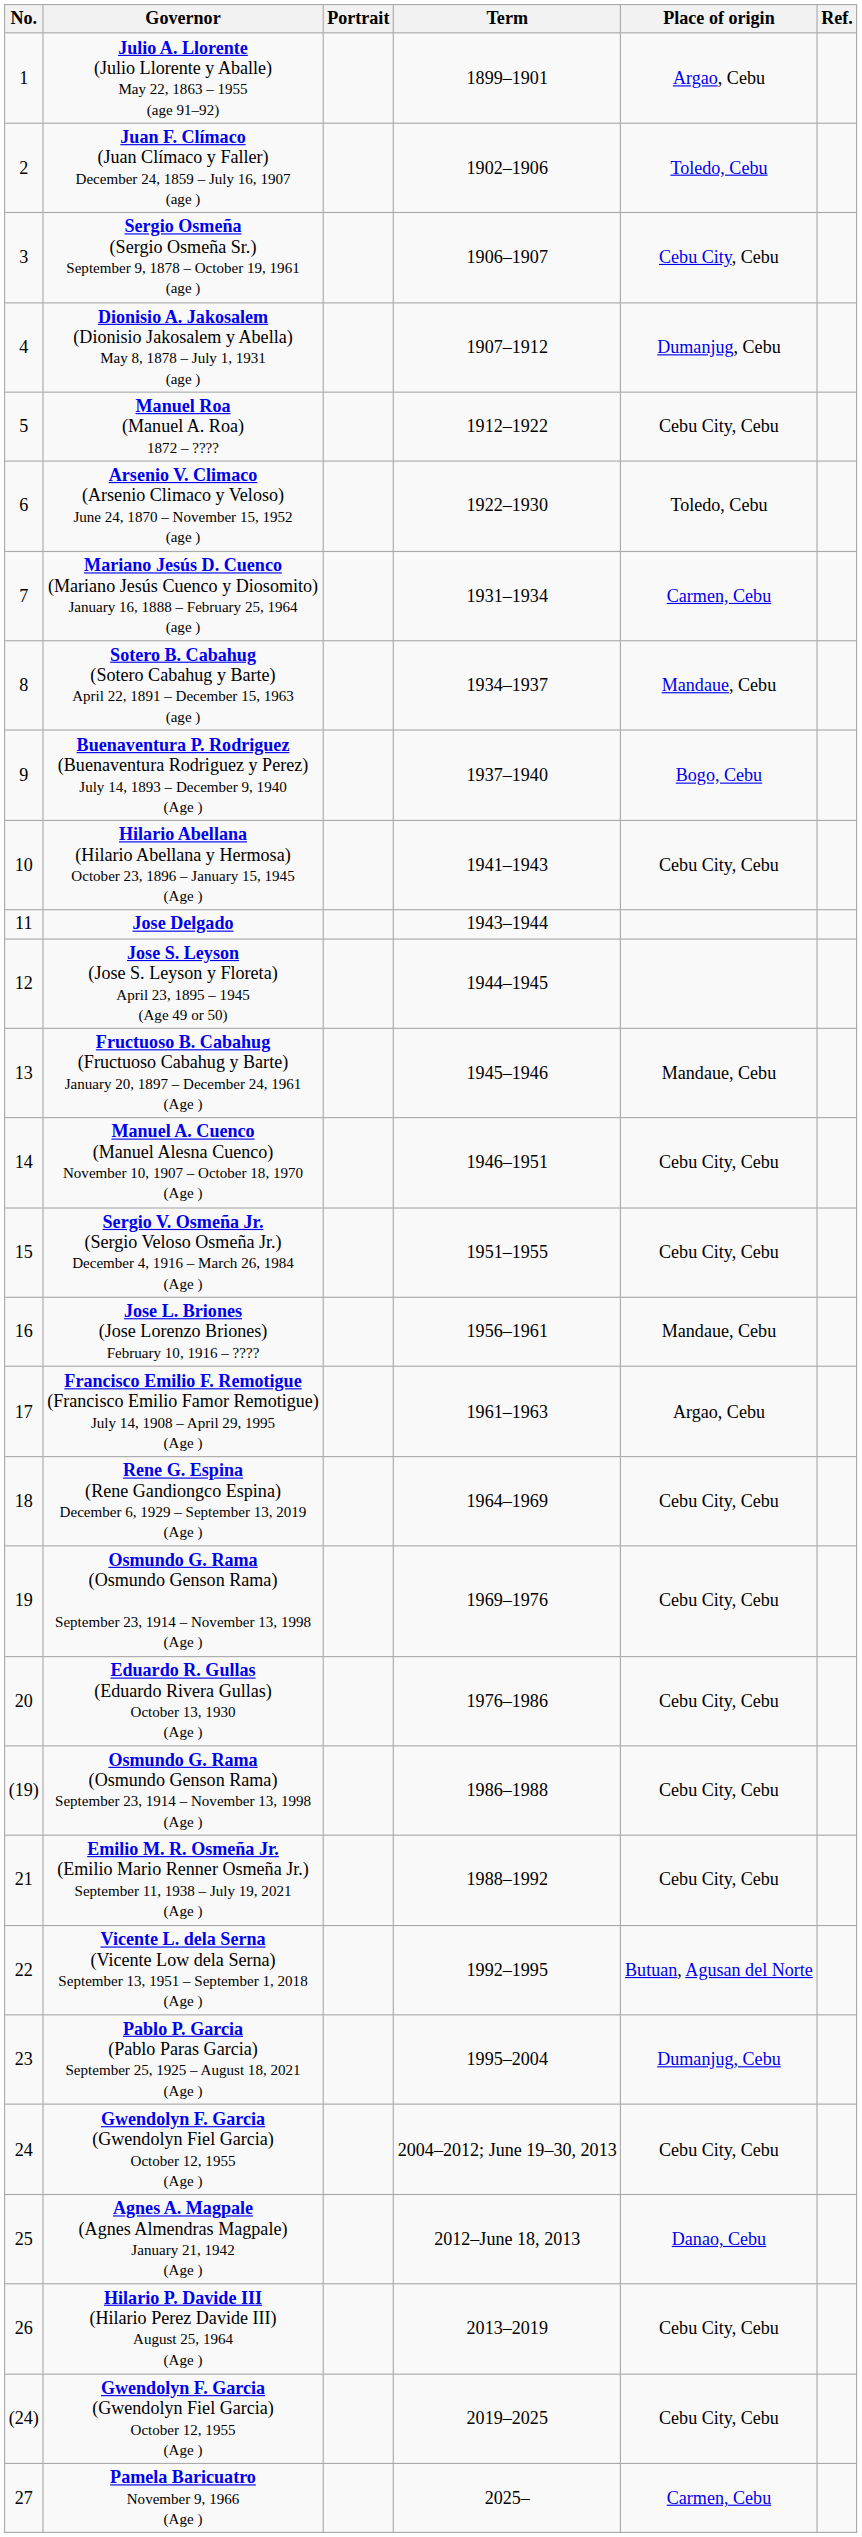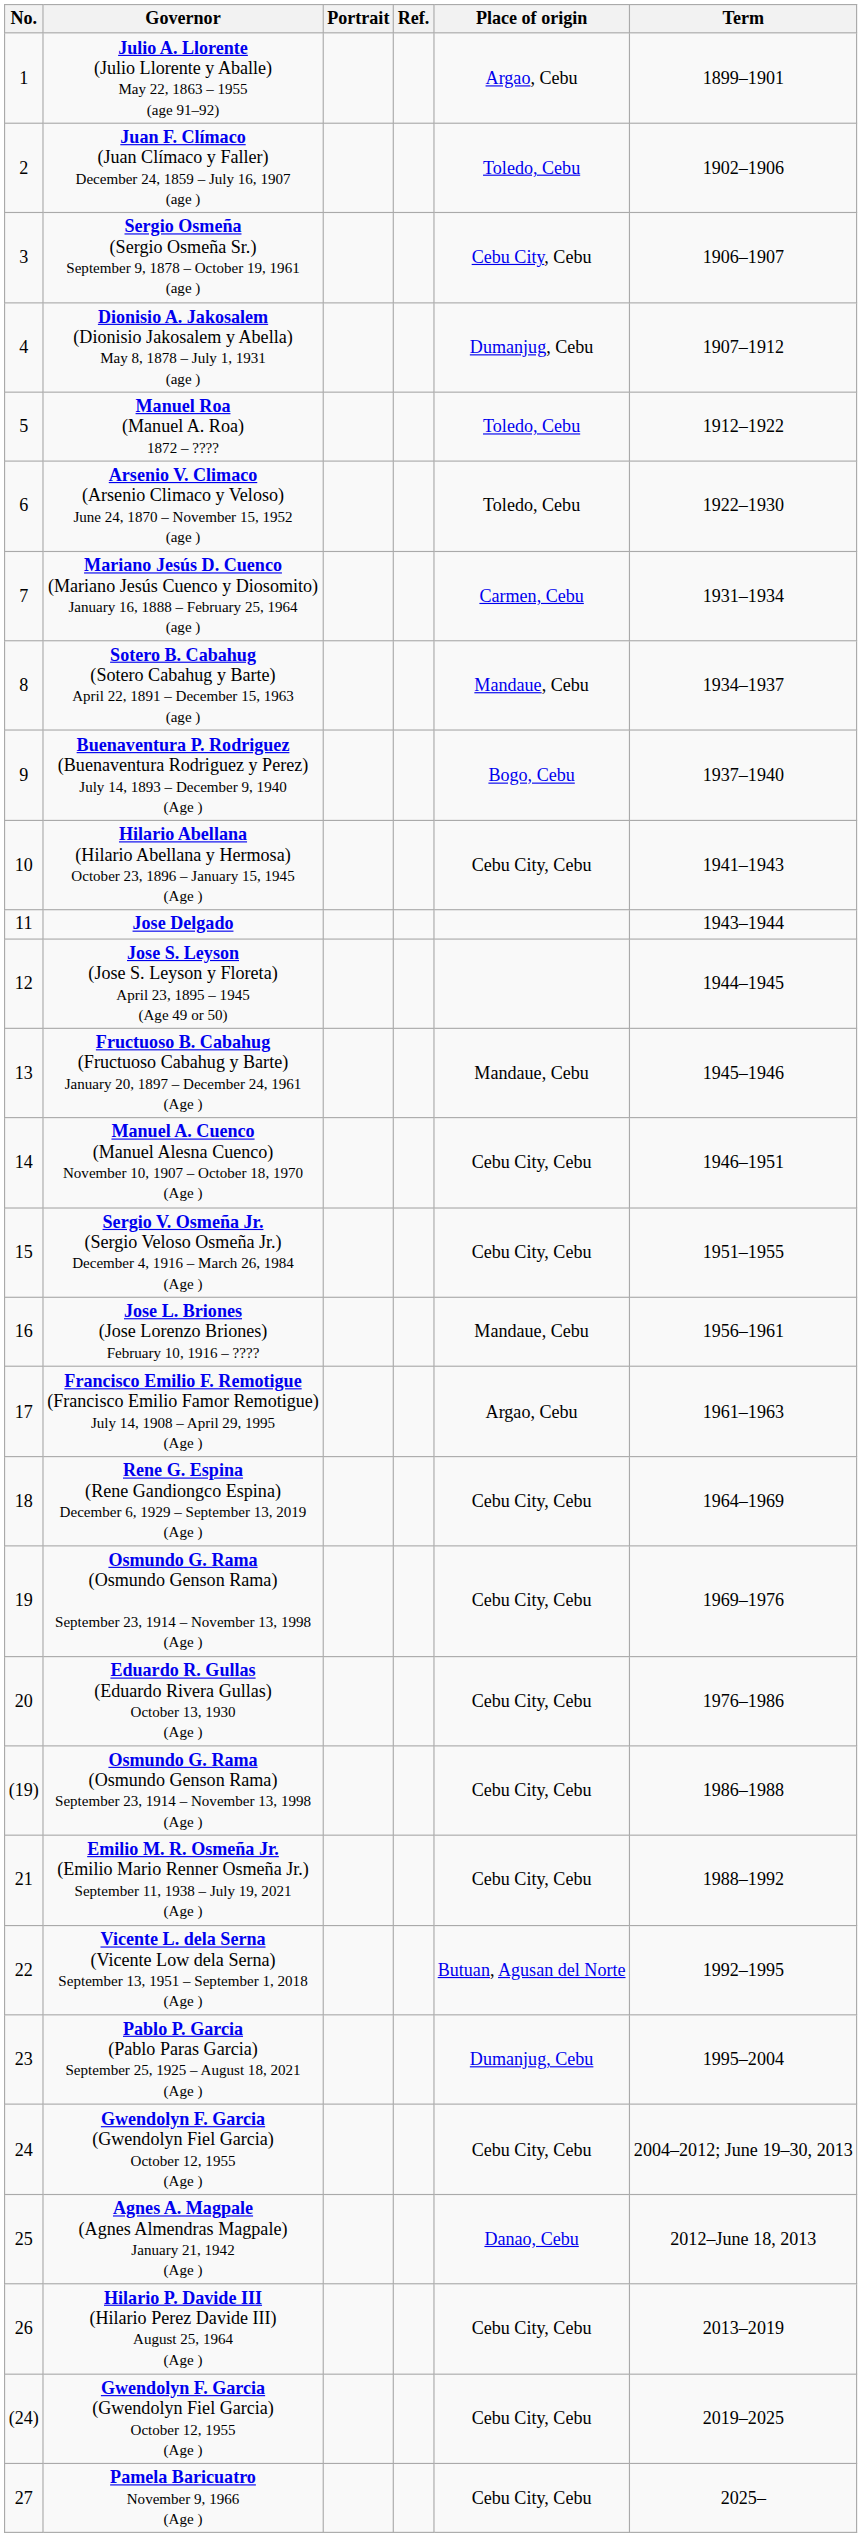columns swapped: (507, 18) <-> (837, 18)
(719, 426) Cebu City, Cebu -> (532, 426) Toledo, Cebu
(719, 2497) Carmen, Cebu -> (532, 2497) Cebu City, Cebu
